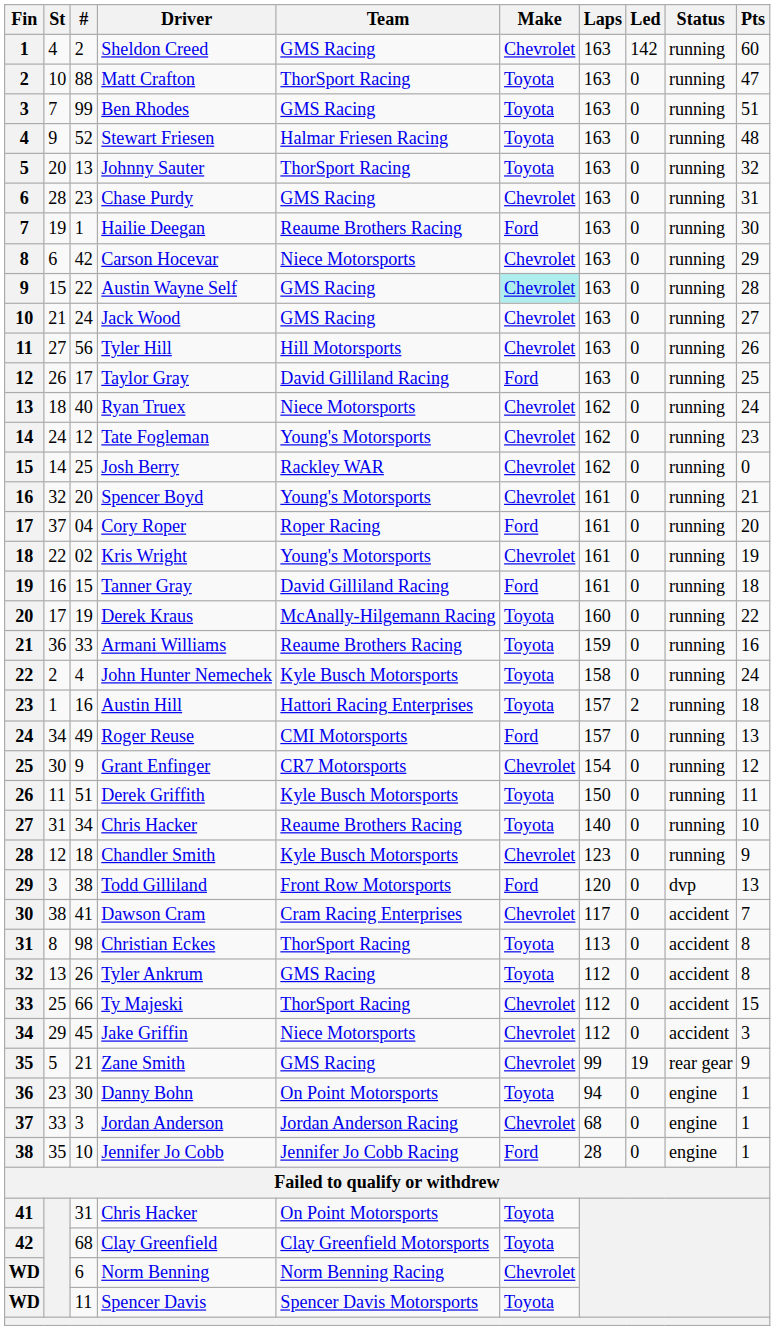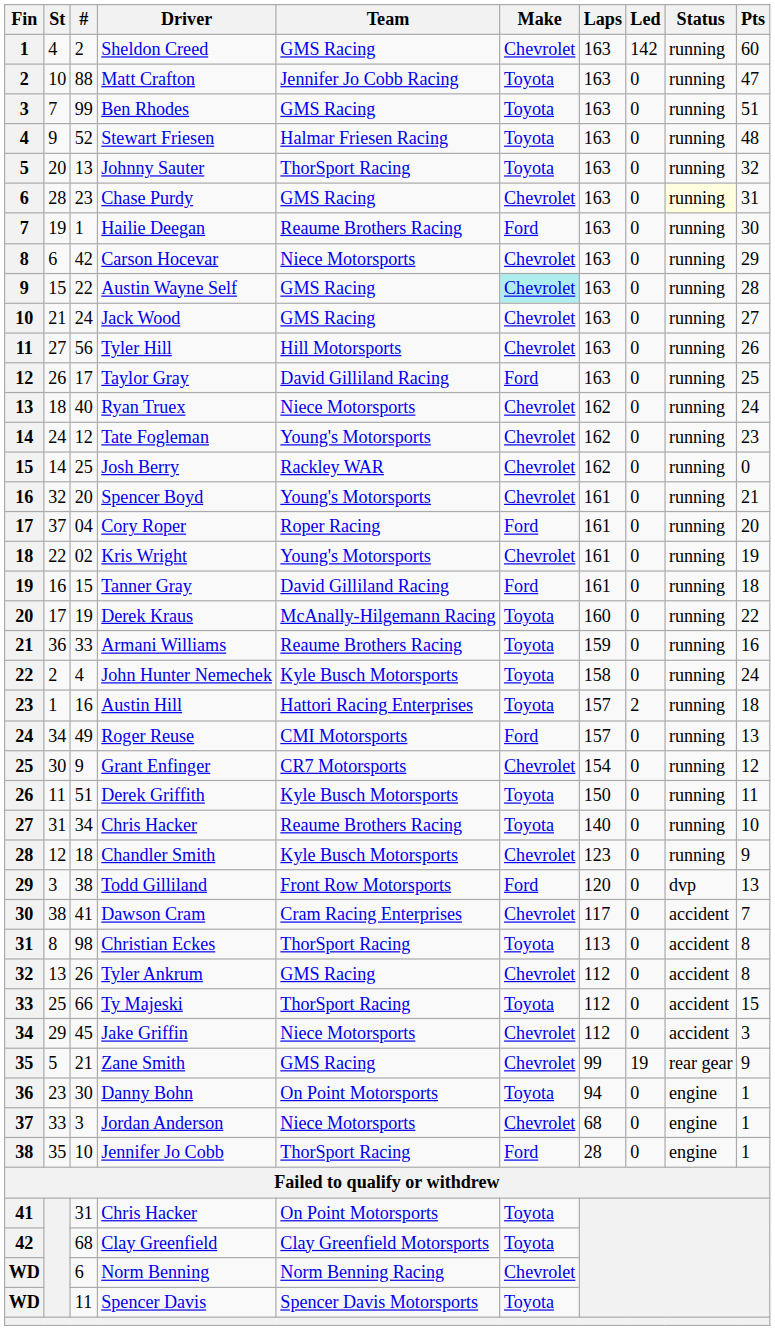(345, 79) ThorSport Racing -> (369, 79) Jennifer Jo Cobb Racing
(697, 198) no background -> (697, 198) lightyellow background
(529, 973) Toyota -> (540, 973) Chevrolet
(540, 1003) Chevrolet -> (529, 1003) Toyota
(369, 1123) Jordan Anderson Racing -> (348, 1123) Niece Motorsports
(369, 1152) Jennifer Jo Cobb Racing -> (345, 1152) ThorSport Racing
